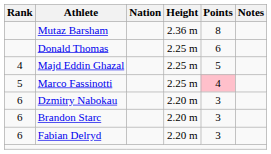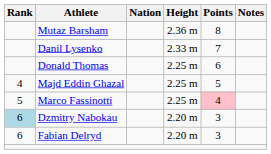+ row: (70, 48)
(20, 100) no background -> (20, 118) lightblue background
- row: (69, 118)
